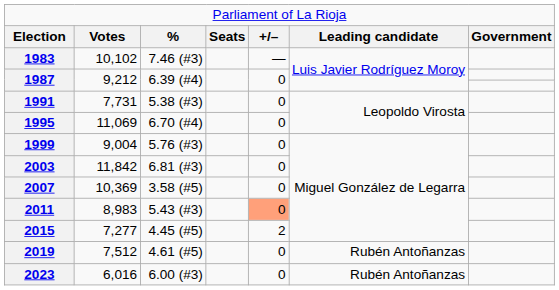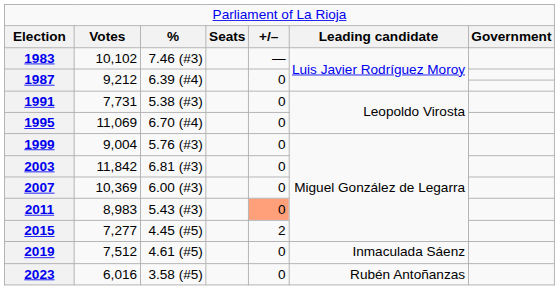(176, 187) 3.58 (#5) -> (176, 187) 6.00 (#3)
(408, 252) Rubén Antoñanzas -> (409, 252) Inmaculada Sáenz
(176, 274) 6.00 (#3) -> (176, 274) 3.58 (#5)
